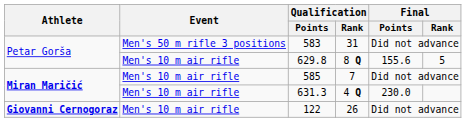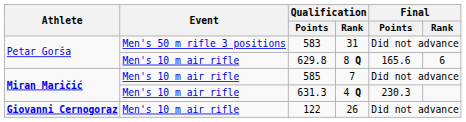(396, 60) 155.6 -> (396, 60) 165.6
(442, 60) 5 -> (442, 60) 6
(396, 93) 230.0 -> (396, 93) 230.3
